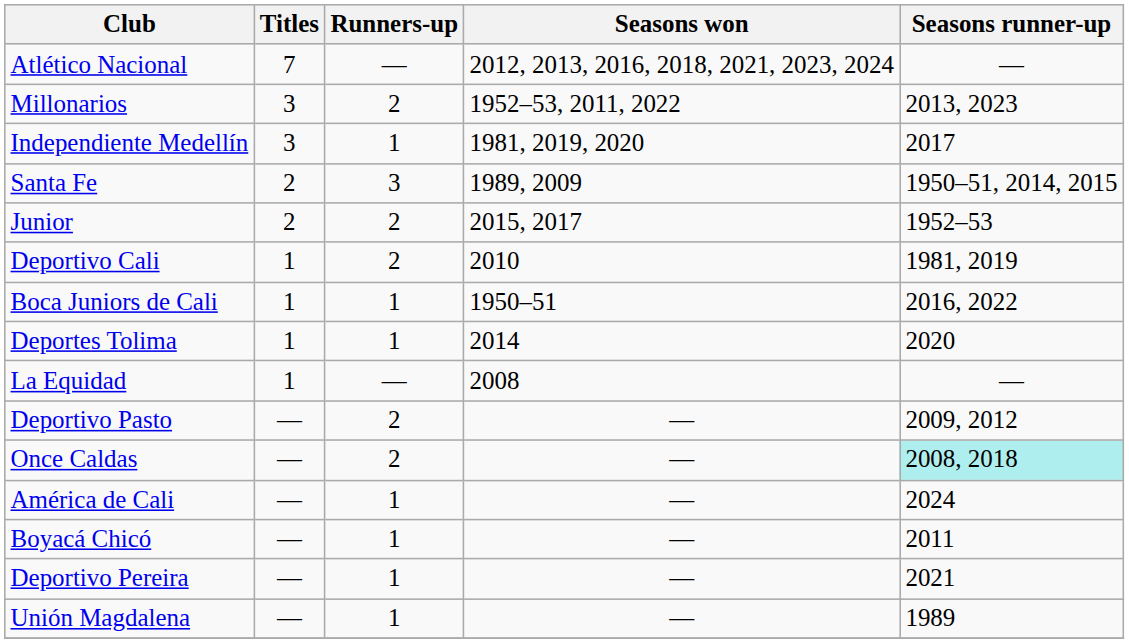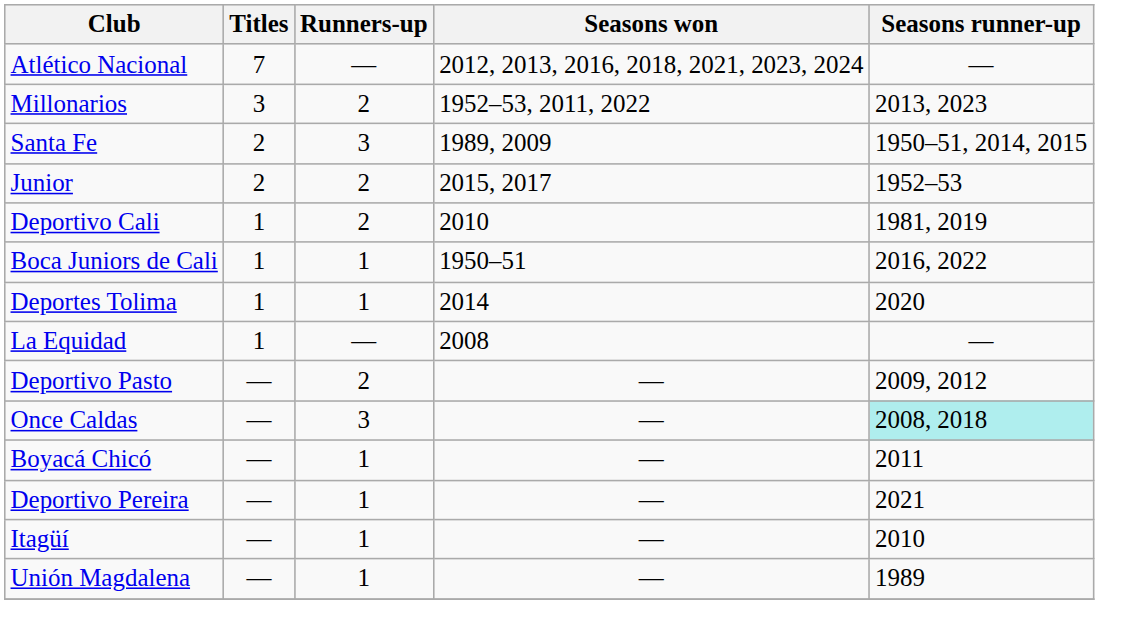- row: (129, 143)
(394, 459) 2 -> (364, 420) 3
- row: (92, 499)
+ row: (40, 538)
